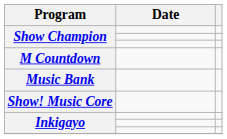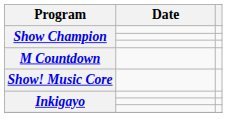- row: (60, 79)
